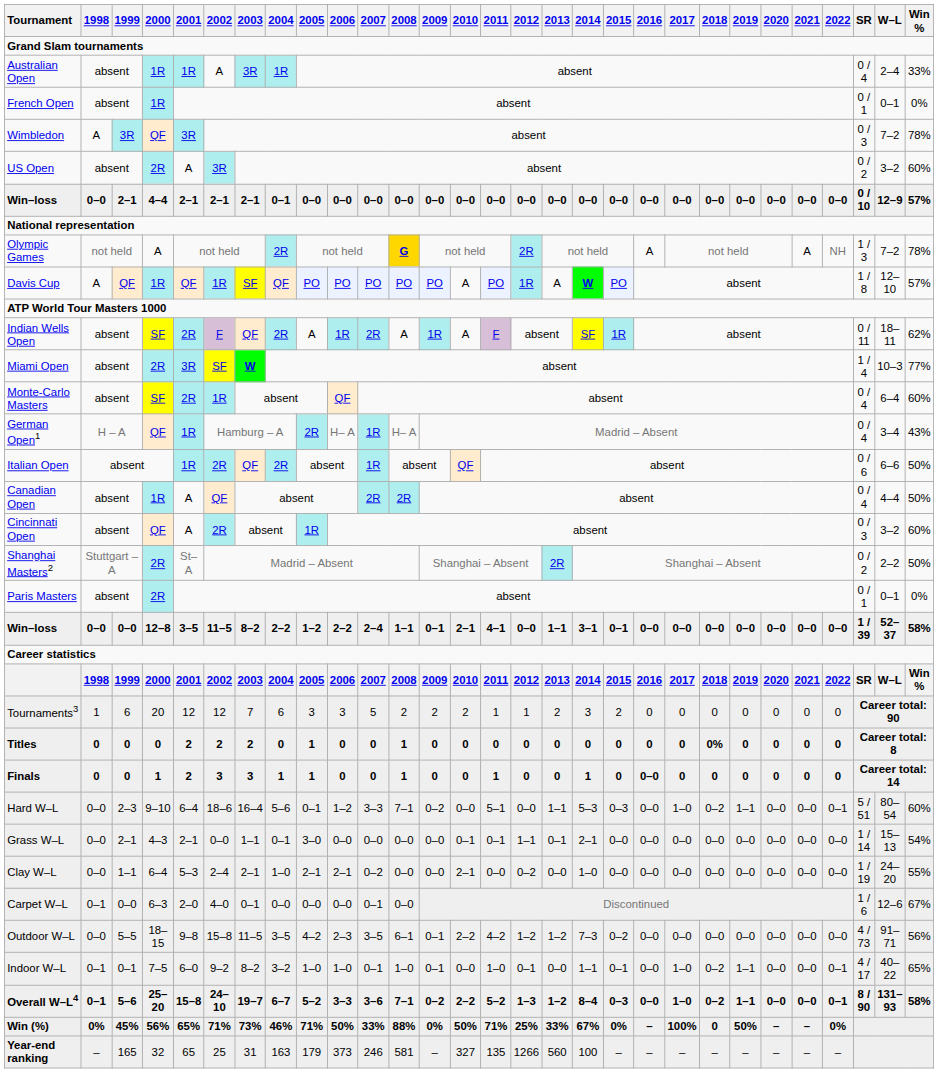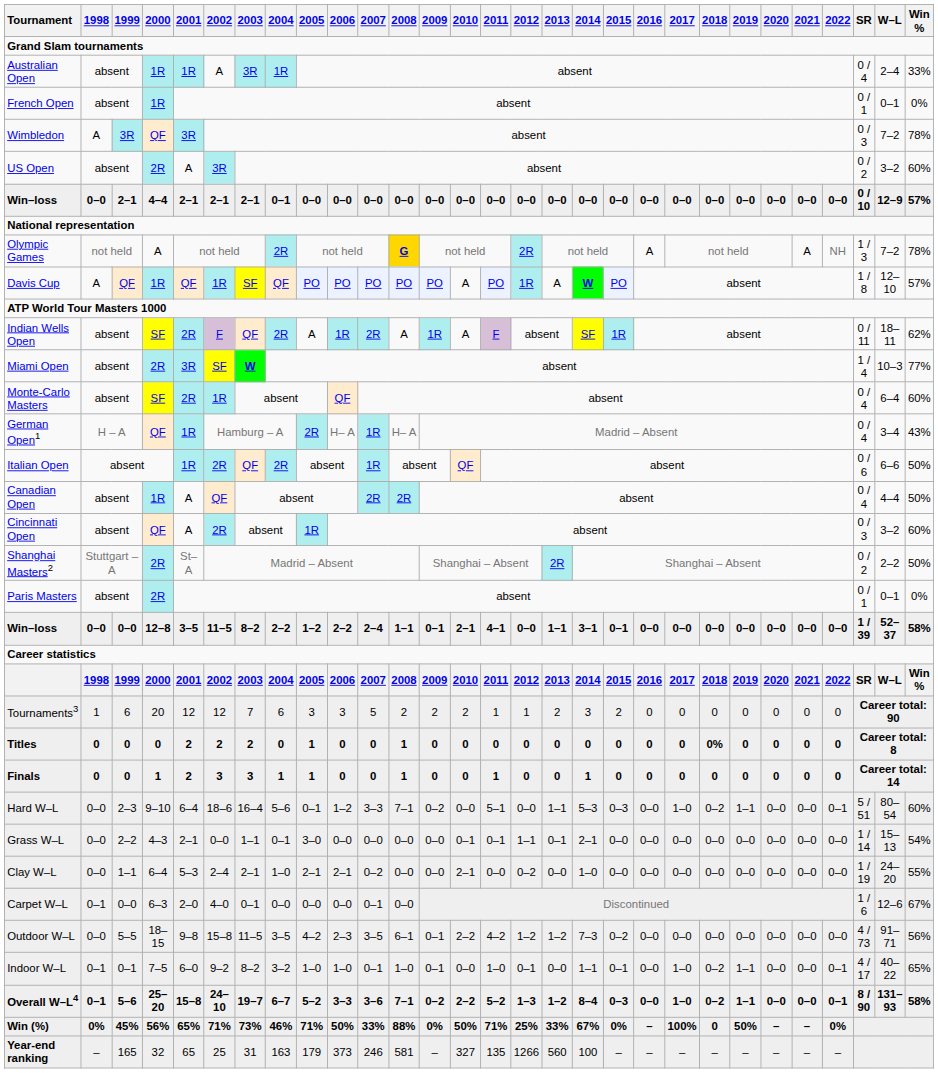(649, 776) 0–0 -> (649, 776) 0
(127, 840) 2–1 -> (127, 840) 2–2
